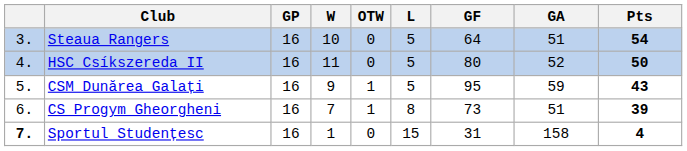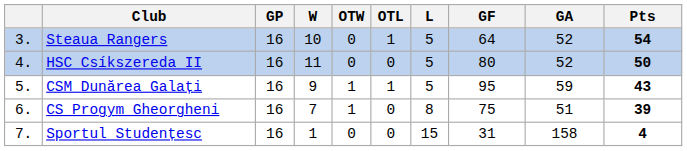+ column: (391, 16)
(556, 40) 51 -> (565, 40) 52
(472, 110) 73 -> (487, 110) 75
(24, 134) bold -> (24, 134) normal
